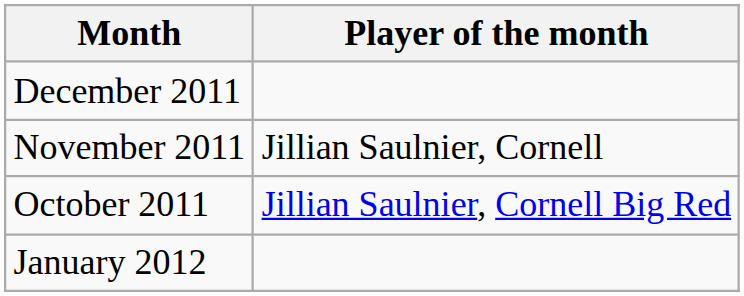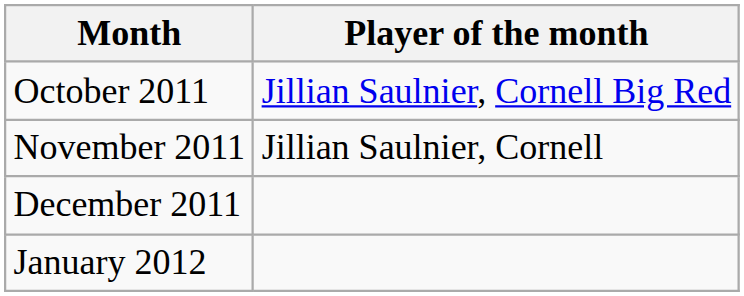rows swapped: (111, 204) <-> (127, 90)
